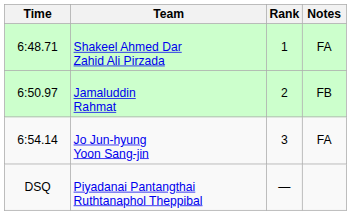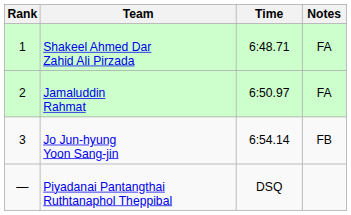columns swapped: (284, 14) <-> (38, 14)
(324, 93) FB -> (324, 93) FA
(324, 140) FA -> (324, 140) FB
